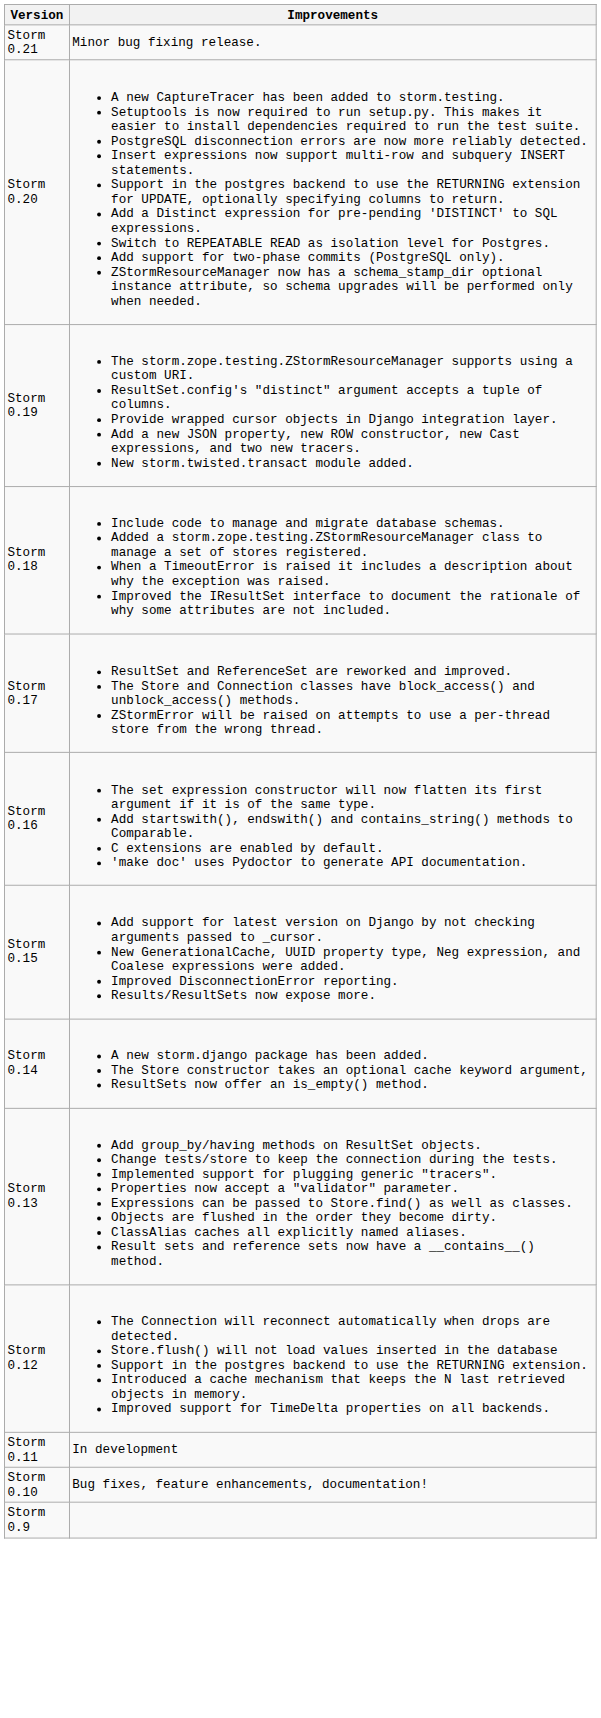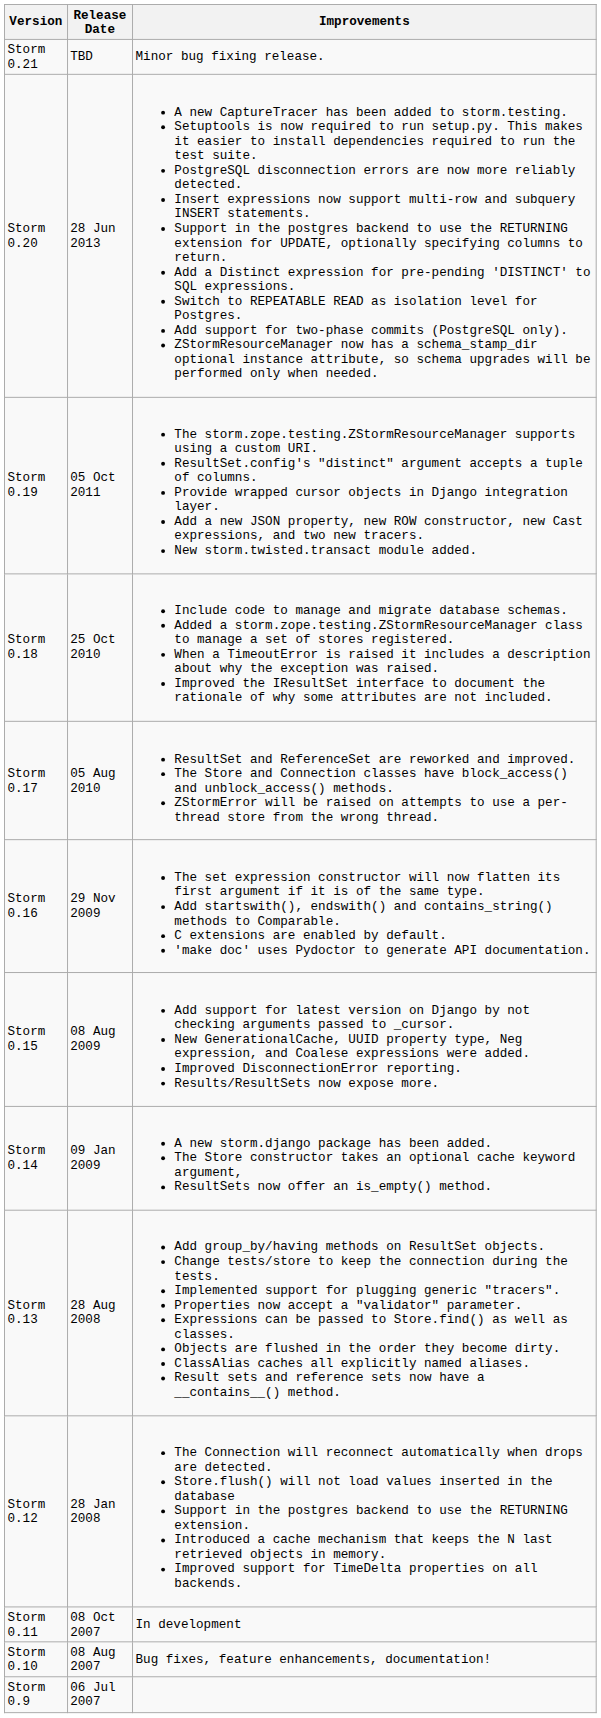+ column: (100, 22)
